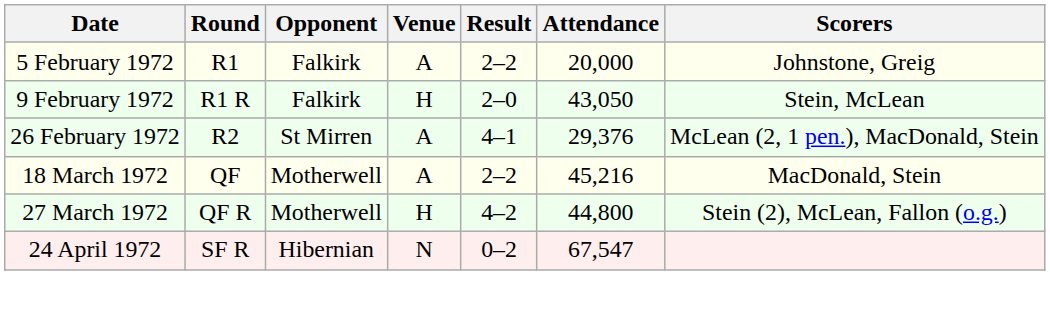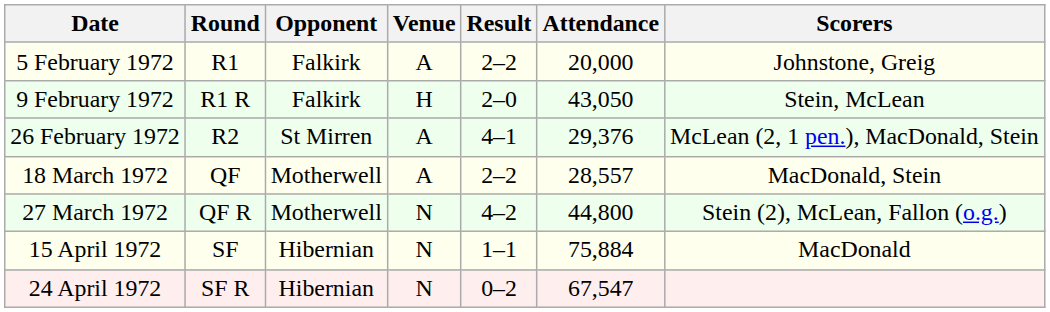(601, 174) 45,216 -> (601, 174) 28,557
(424, 212) H -> (424, 212) N
+ row: (95, 250)
